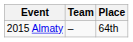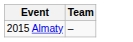- column: (112, 12)
